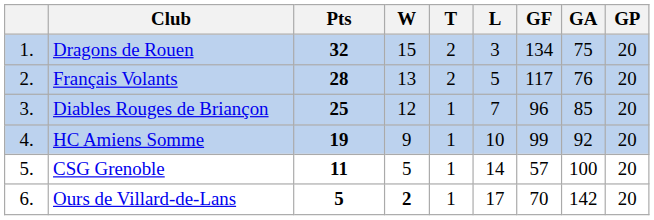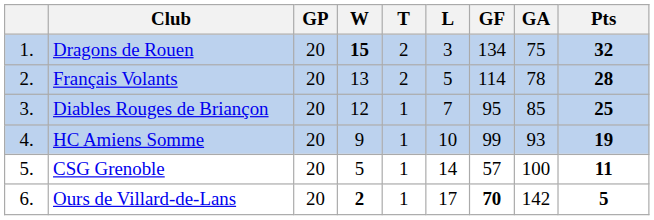columns swapped: (627, 19) <-> (339, 19)
(407, 49) normal -> (360, 49) bold
(539, 79) 117 -> (492, 79) 114
(583, 79) 76 -> (536, 79) 78
(539, 109) 96 -> (492, 109) 95
(583, 139) 92 -> (536, 139) 93
(539, 199) normal -> (492, 199) bold
